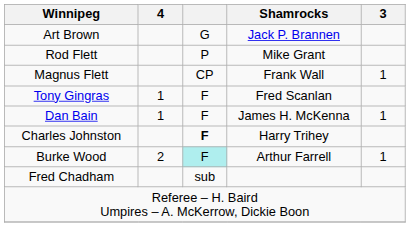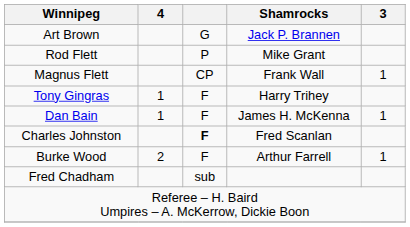(294, 95) Fred Scanlan -> (294, 95) Harry Trihey
(294, 136) Harry Trihey -> (294, 136) Fred Scanlan
(205, 156) paleturquoise background -> (205, 156) no background
